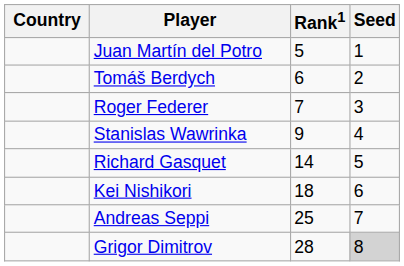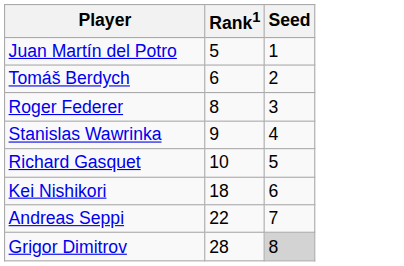- column: (47, 20)
(299, 106) 7 -> (214, 106) 8
(304, 162) 14 -> (219, 162) 10
(304, 218) 25 -> (219, 218) 22
